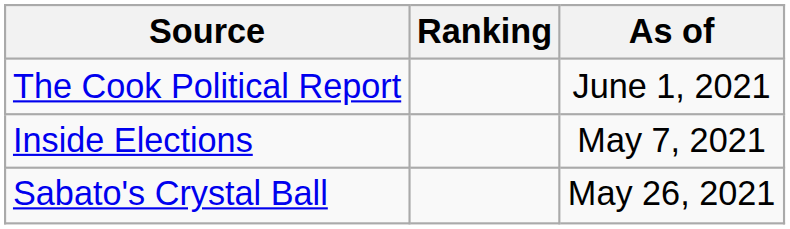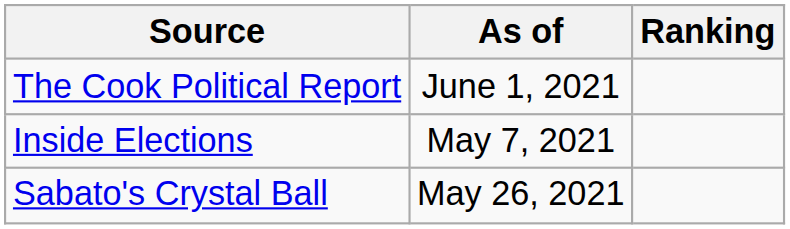columns swapped: (485, 31) <-> (672, 31)
